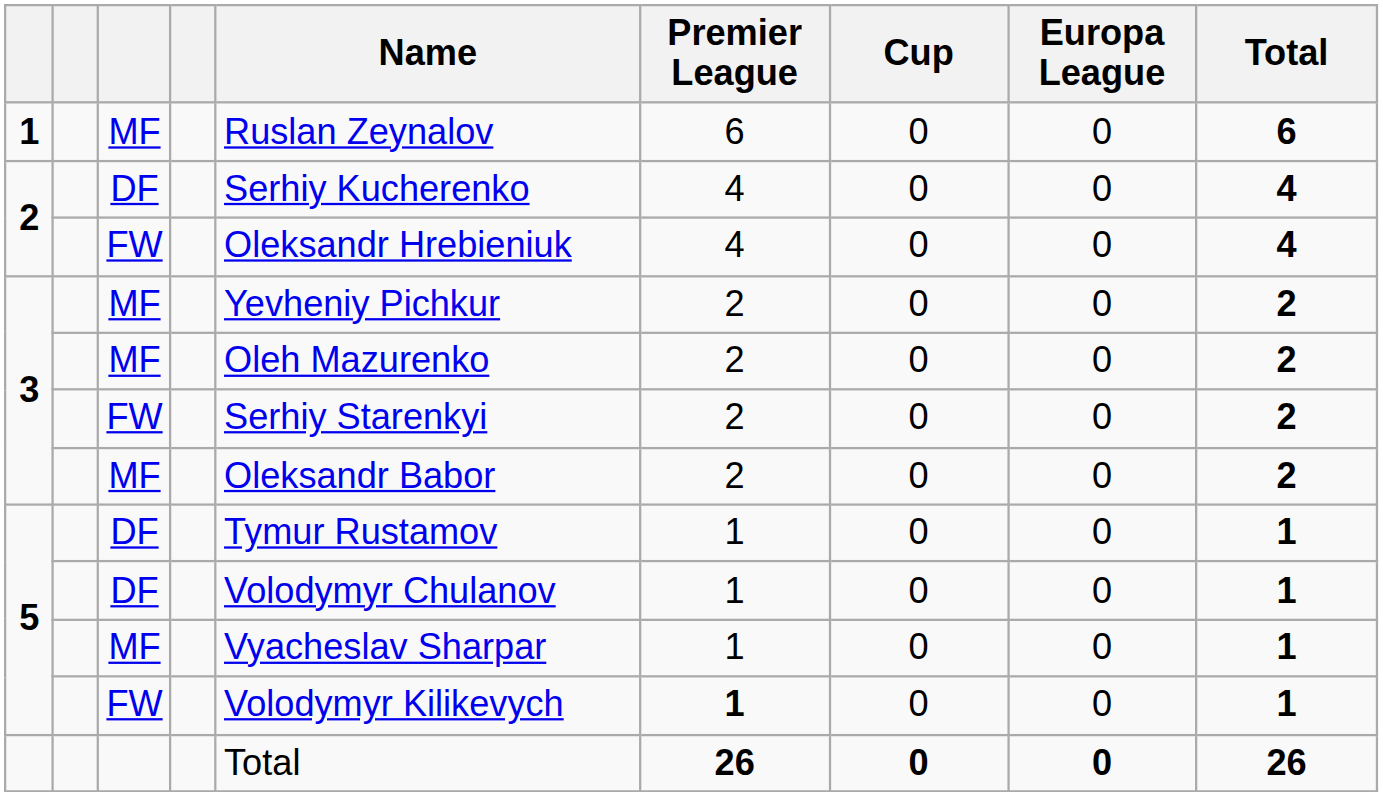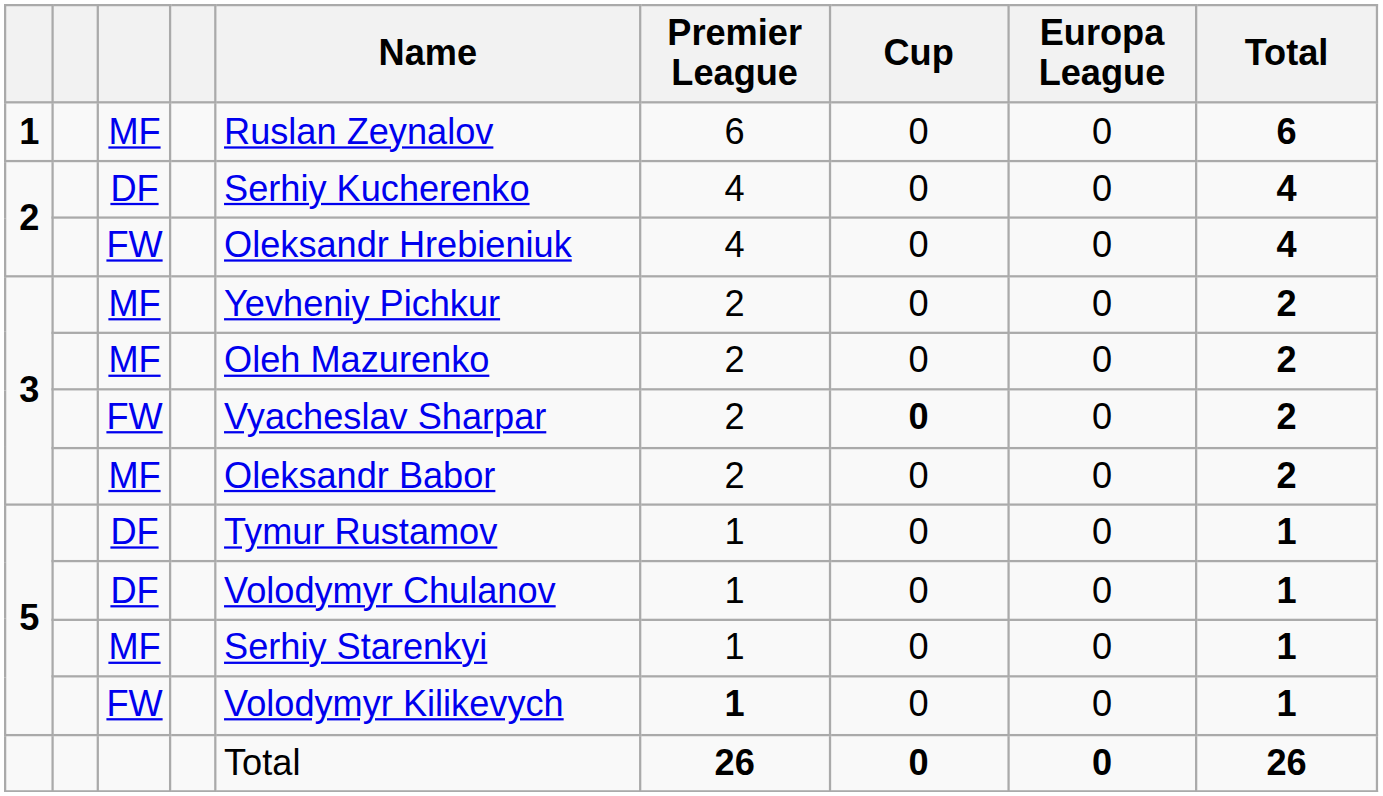(356, 417) Serhiy Starenkyi -> (385, 417) Vyacheslav Sharpar
(919, 417) normal -> (919, 417) bold
(385, 647) Vyacheslav Sharpar -> (356, 647) Serhiy Starenkyi
